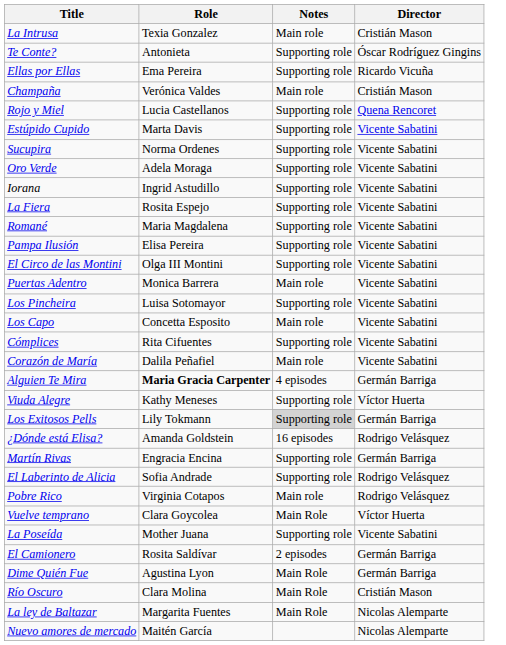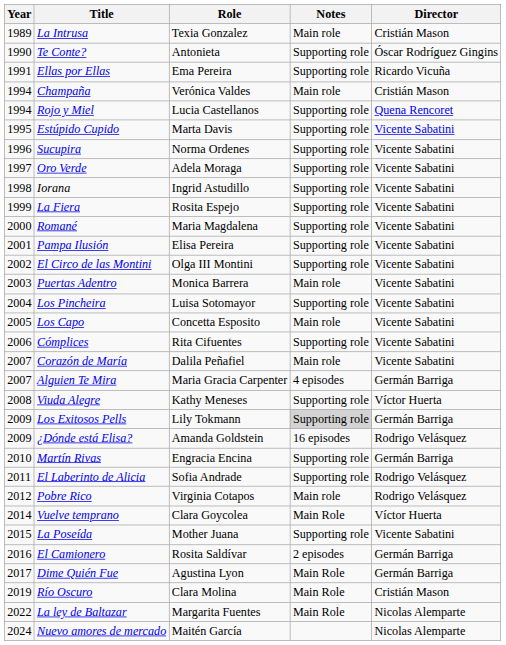+ column: (19, 14)
(206, 380) bold -> (230, 380) normal
